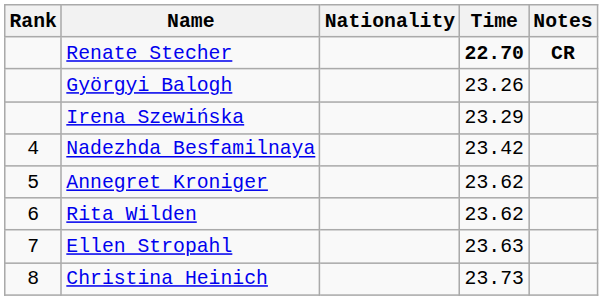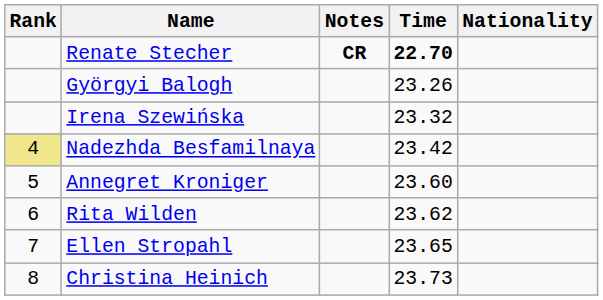columns swapped: (390, 21) <-> (563, 21)
(494, 117) 23.29 -> (423, 117) 23.32
(33, 150) no background -> (33, 150) khaki background
(494, 182) 23.62 -> (423, 182) 23.60
(494, 246) 23.63 -> (423, 246) 23.65
